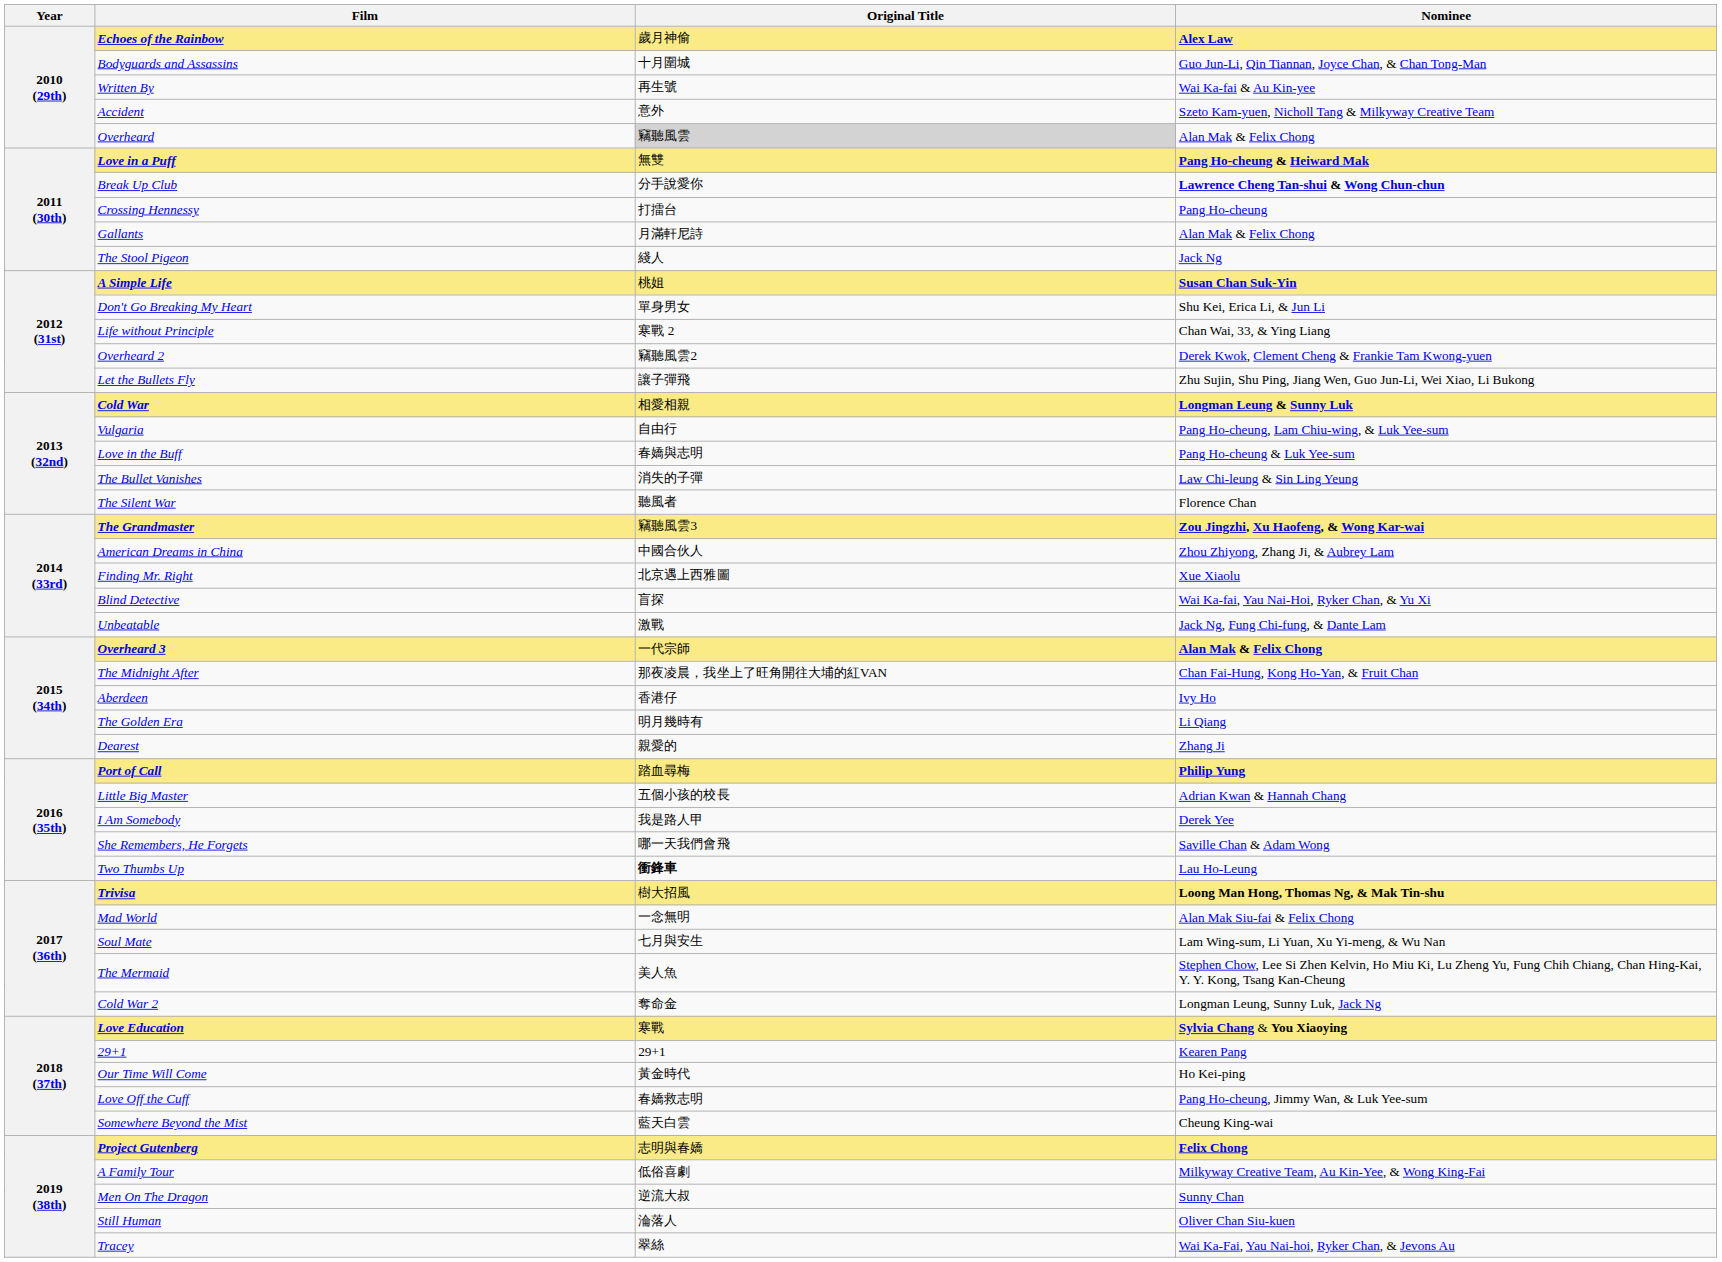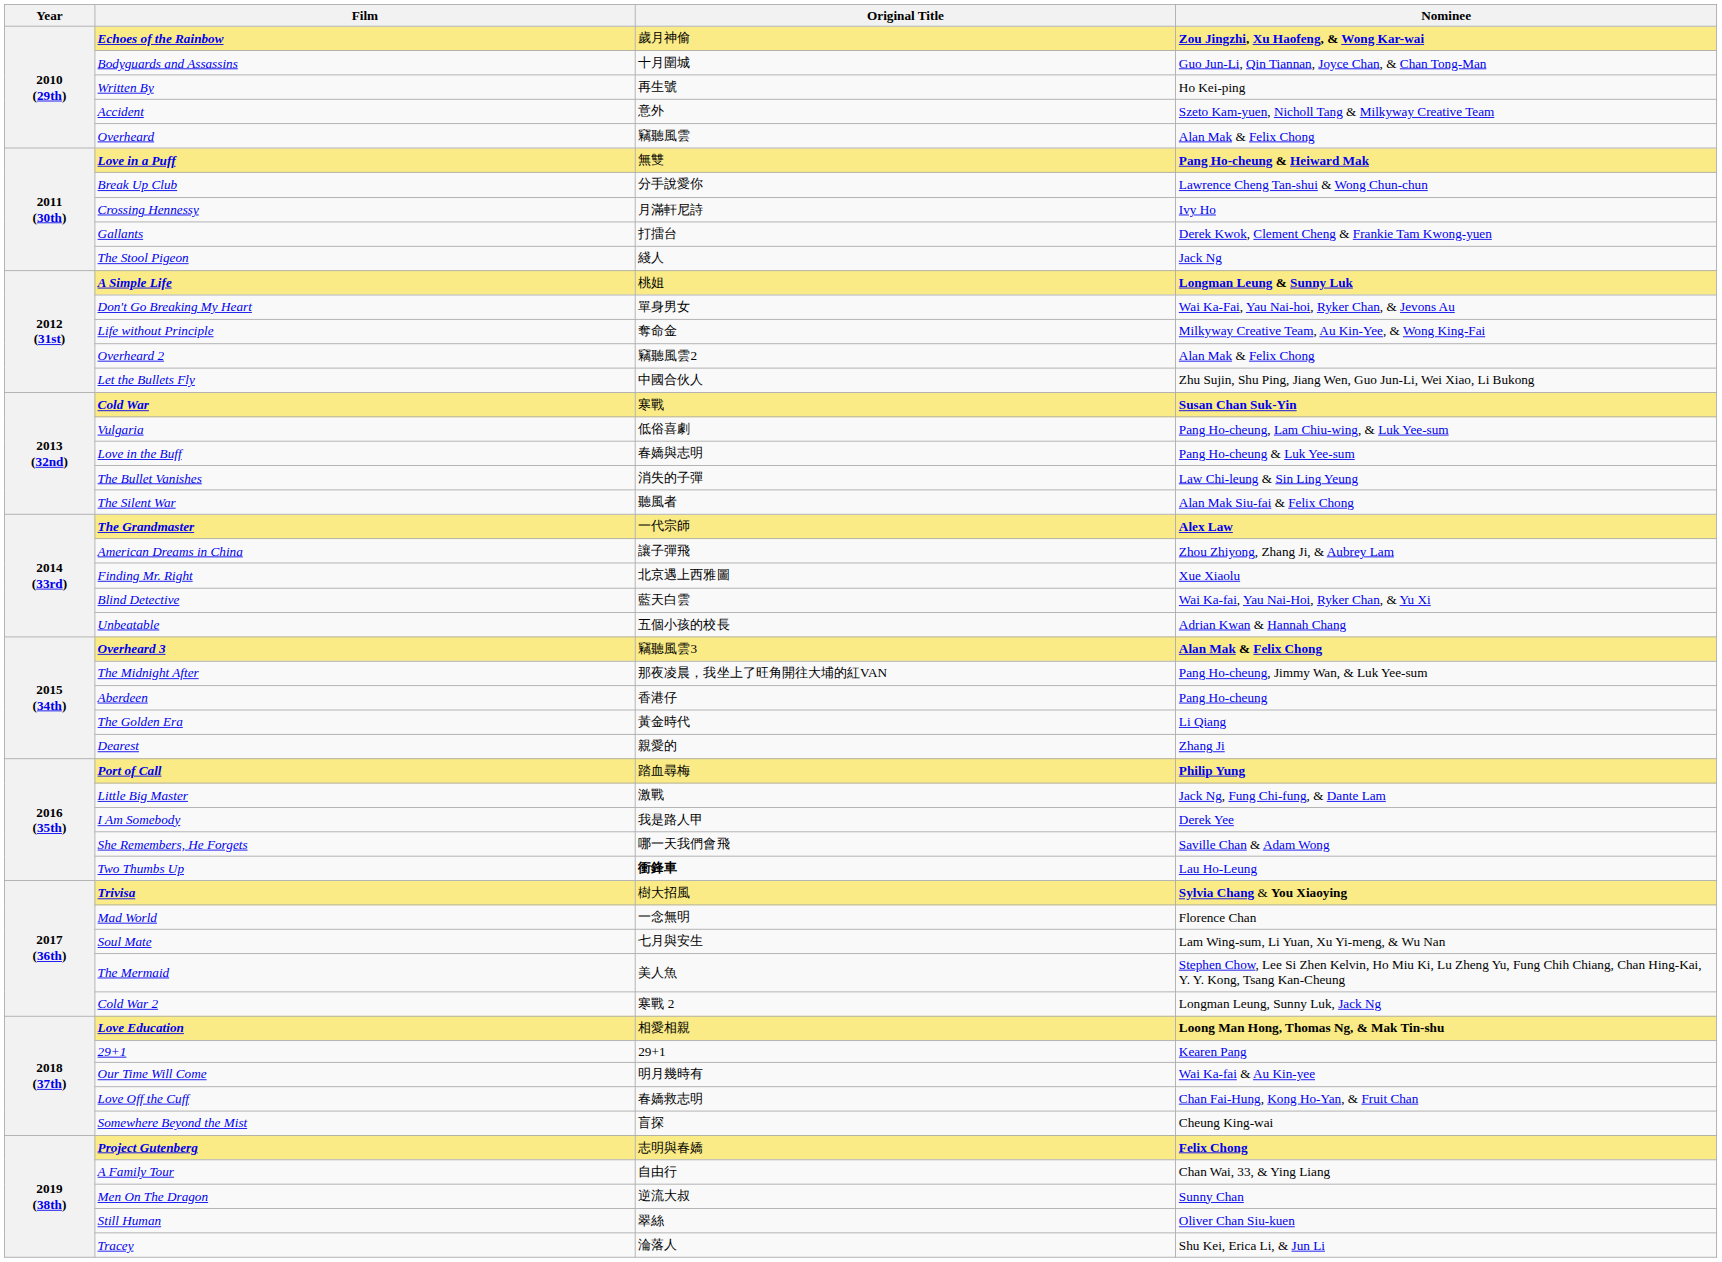(1206, 38) Alex Law -> (1301, 38) Zou Jingzhi, Xu Haofeng, & Wong Kar-wai
(1247, 87) Wai Ka-fai & Au Kin-yee -> (1212, 87) Ho Kei-ping
(664, 135) lightgrey background -> (664, 135) no background
(1312, 185) bold -> (1303, 185) normal
(658, 209) 打擂台 -> (671, 209) 月滿軒尼詩
(1223, 209) Pang Ho-cheung -> (1197, 209) Ivy Ho
(671, 233) 月滿軒尼詩 -> (658, 233) 打擂台
(1247, 234) Alan Mak & Felix Chong -> (1335, 234) Derek Kwok, Clement Cheng & Frankie Tam Kwong-yuen
(1238, 282) Susan Chan Suk-Yin -> (1266, 282) Longman Leung & Sunny Luk
(1252, 307) Shu Kei, Erica Li, & Jun Li -> (1317, 307) Wai Ka-Fai, Yau Nai-hoi, Ryker Chan, & Jevons Au
(656, 331) 寒戰 2 -> (658, 331) 奪命金
(1254, 331) Chan Wai, 33, & Ying Liang -> (1332, 331) Milkyway Creative Team, Au Kin-Yee, & Wong King-Fai
(1335, 356) Derek Kwok, Clement Cheng & Frankie Tam Kwong-yuen -> (1247, 356) Alan Mak & Felix Chong
(664, 380) 讓子彈飛 -> (671, 380) 中國合伙人
(664, 404) 相愛相親 -> (651, 404) 寒戰
(1266, 404) Longman Leung & Sunny Luk -> (1238, 404) Susan Chan Suk-Yin
(658, 428) 自由行 -> (664, 428) 低俗喜劇
(1218, 502) Florence Chan -> (1266, 502) Alan Mak Siu-fai & Felix Chong
(668, 526) 竊聽風雲3 -> (664, 526) 一代宗師
(1301, 526) Zou Jingzhi, Xu Haofeng, & Wong Kar-wai -> (1206, 526) Alex Law
(671, 550) 中國合伙人 -> (664, 550) 讓子彈飛
(651, 599) 盲探 -> (664, 599) 藍天白雲
(651, 624) 激戰 -> (684, 624) 五個小孩的校長
(1282, 624) Jack Ng, Fung Chi-fung, & Dante Lam -> (1263, 624) Adrian Kwan & Hannah Chang
(664, 648) 一代宗師 -> (668, 648) 竊聽風雲3
(1299, 673) Chan Fai-Hung, Kong Ho-Yan, & Fruit Chan -> (1303, 673) Pang Ho-cheung, Jimmy Wan, & Luk Yee-sum
(1197, 697) Ivy Ho -> (1223, 697) Pang Ho-cheung
(671, 721) 明月幾時有 -> (664, 721) 黃金時代
(684, 795) 五個小孩的校長 -> (651, 795) 激戰
(1263, 795) Adrian Kwan & Hannah Chang -> (1282, 795) Jack Ng, Fung Chi-fung, & Dante Lam
(1312, 893) Loong Man Hong, Thomas Ng, & Mak Tin-shu -> (1263, 893) Sylvia Chang & You Xiaoying
(1266, 917) Alan Mak Siu-fai & Felix Chong -> (1218, 917) Florence Chan
(658, 1003) 奪命金 -> (656, 1003) 寒戰 2
(651, 1027) 寒戰 -> (664, 1027) 相愛相親
(1263, 1028) Sylvia Chang & You Xiaoying -> (1312, 1028) Loong Man Hong, Thomas Ng, & Mak Tin-shu
(664, 1074) 黃金時代 -> (671, 1074) 明月幾時有
(1212, 1074) Ho Kei-ping -> (1247, 1074) Wai Ka-fai & Au Kin-yee
(1303, 1098) Pang Ho-cheung, Jimmy Wan, & Luk Yee-sum -> (1299, 1098) Chan Fai-Hung, Kong Ho-Yan, & Fruit Chan
(664, 1122) 藍天白雲 -> (651, 1122) 盲探
(664, 1171) 低俗喜劇 -> (658, 1171) 自由行
(1332, 1172) Milkyway Creative Team, Au Kin-Yee, & Wong King-Fai -> (1254, 1172) Chan Wai, 33, & Ying Liang
(658, 1220) 淪落人 -> (651, 1220) 翠絲
(651, 1245) 翠絲 -> (658, 1245) 淪落人
(1317, 1245) Wai Ka-Fai, Yau Nai-hoi, Ryker Chan, & Jevons Au -> (1252, 1245) Shu Kei, Erica Li, & Jun Li
